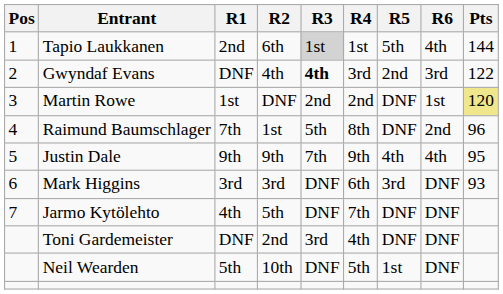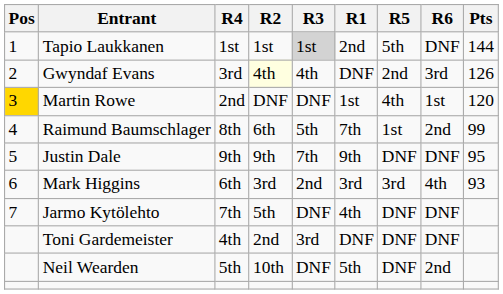columns swapped: (236, 18) <-> (361, 18)
(273, 45) 6th -> (263, 45) 1st
(436, 45) 4th -> (442, 45) DNF
(273, 73) no background -> (264, 73) lightyellow background
(317, 73) bold -> (307, 73) normal
(481, 73) 122 -> (481, 73) 126
(13, 101) no background -> (13, 101) gold background
(318, 101) 2nd -> (313, 101) DNF
(399, 101) DNF -> (393, 101) 4th
(481, 101) khaki background -> (481, 101) no background
(272, 128) 1st -> (264, 128) 6th
(399, 128) DNF -> (392, 128) 1st
(476, 128) 96 -> (476, 128) 99
(393, 156) 4th -> (399, 156) DNF
(436, 156) 4th -> (442, 156) DNF
(322, 184) DNF -> (309, 184) 2nd
(442, 184) DNF -> (436, 184) 4th
(392, 267) 1st -> (399, 267) DNF
(442, 267) DNF -> (438, 267) 2nd
